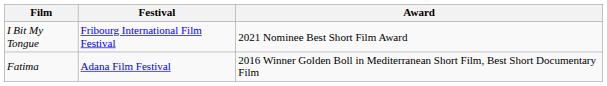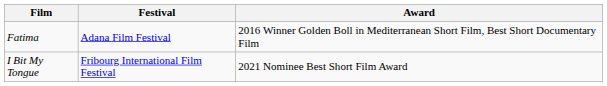rows swapped: (23, 66) <-> (25, 36)
